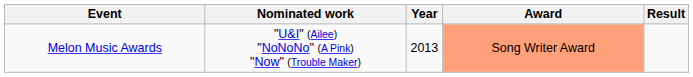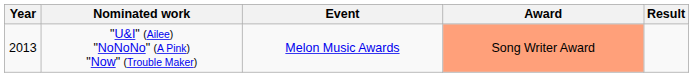columns swapped: (424, 14) <-> (105, 14)
